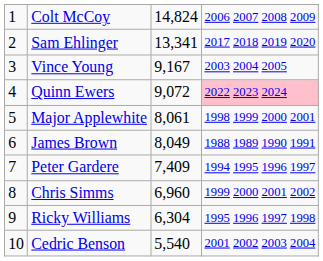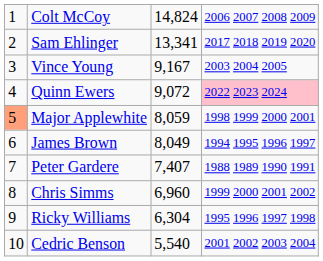(12, 117) no background -> (12, 117) lightsalmon background
(172, 117) 8,061 -> (172, 117) 8,059
(260, 142) 1988 1989 1990 1991 -> (260, 142) 1994 1995 1996 1997
(172, 167) 7,409 -> (172, 167) 7,407
(260, 167) 1994 1995 1996 1997 -> (260, 167) 1988 1989 1990 1991
